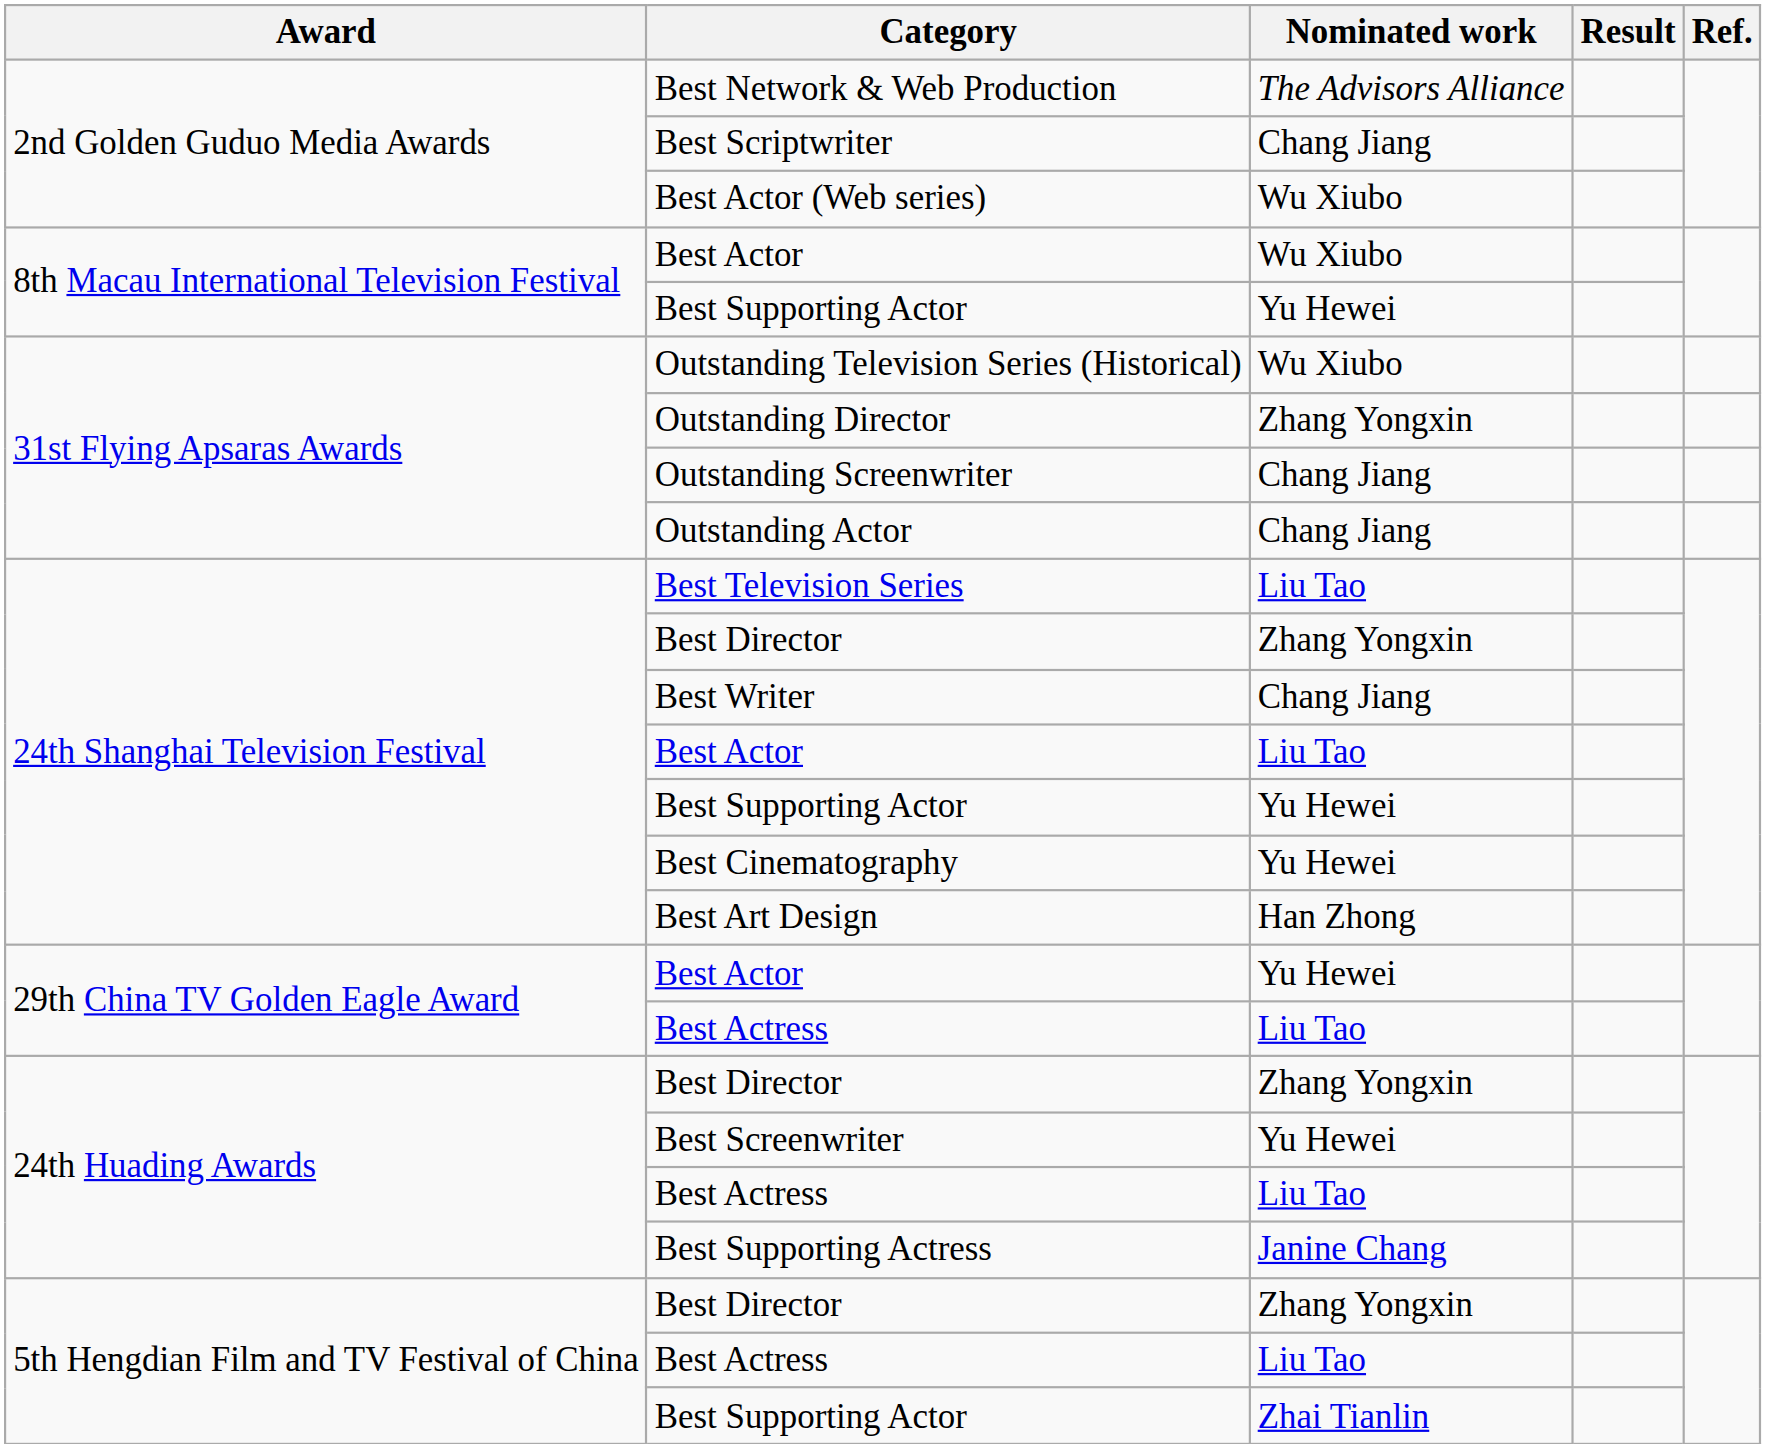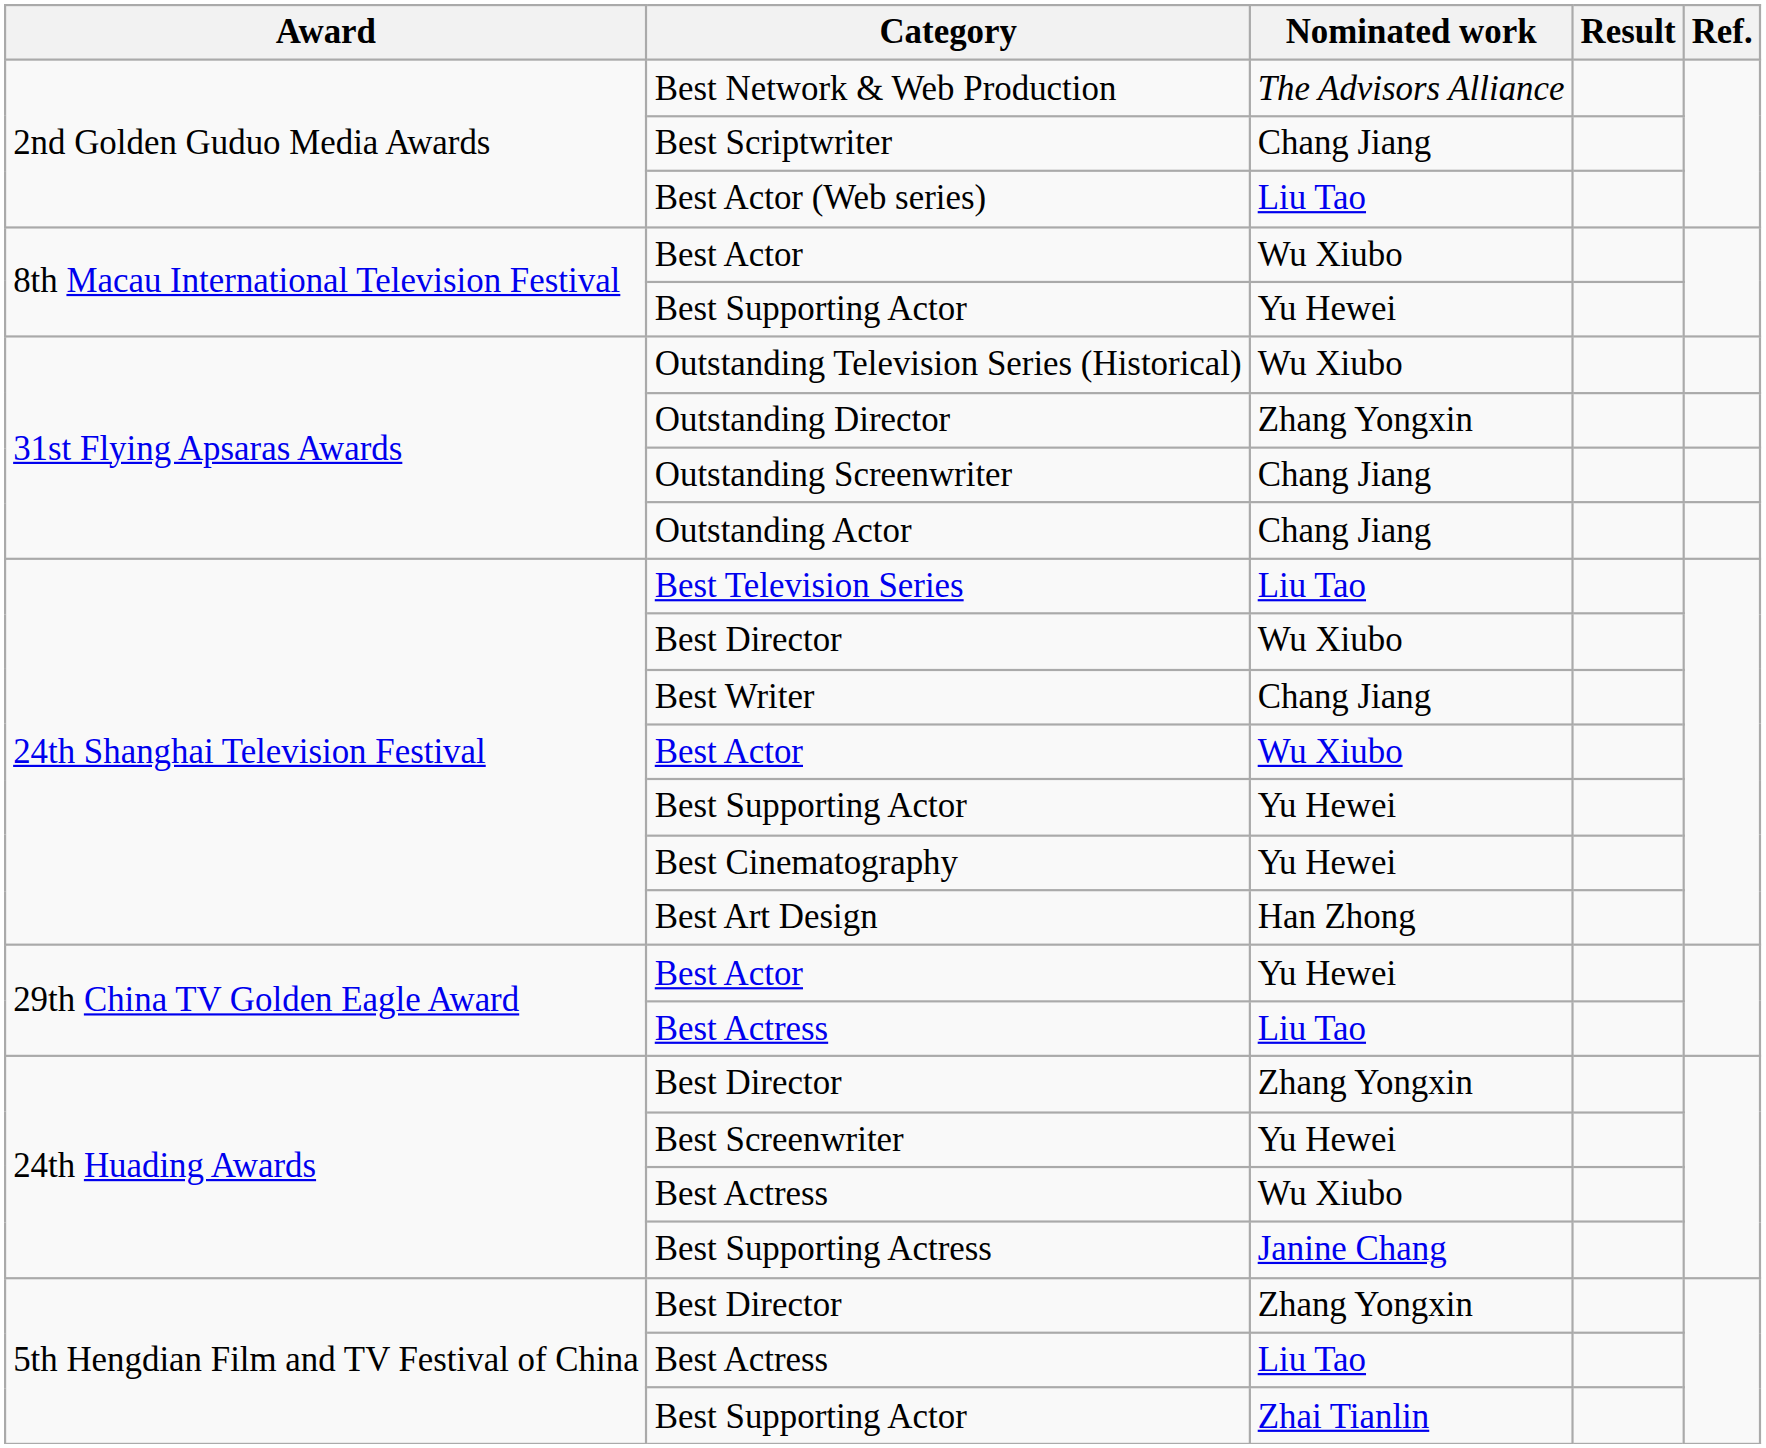(1330, 198) Wu Xiubo -> (1312, 198) Liu Tao
(1365, 640) Zhang Yongxin -> (1330, 640) Wu Xiubo
(1312, 751) Liu Tao -> (1330, 751) Wu Xiubo
(1312, 1193) Liu Tao -> (1330, 1193) Wu Xiubo
